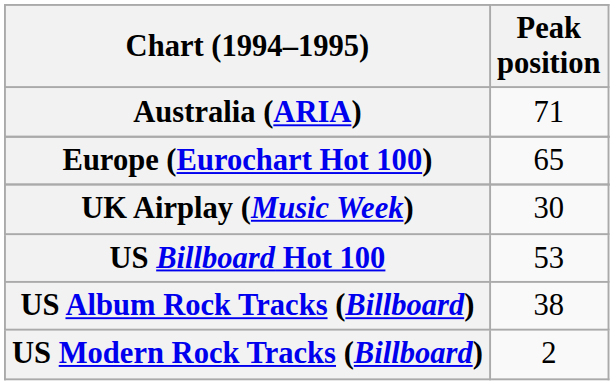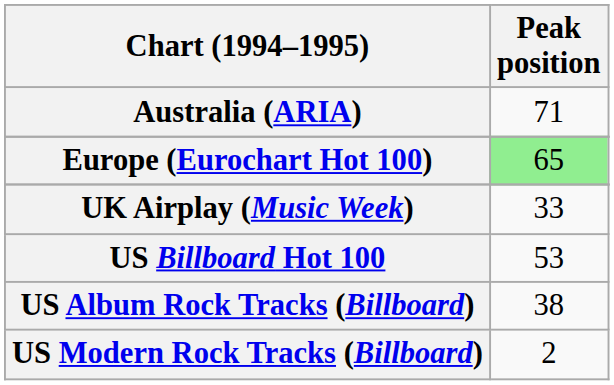(549, 160) no background -> (549, 160) lightgreen background
(549, 208) 30 -> (549, 208) 33
